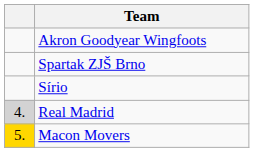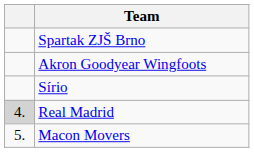rows swapped: (122, 40) <-> (92, 64)
(20, 135) gold background -> (20, 135) no background
